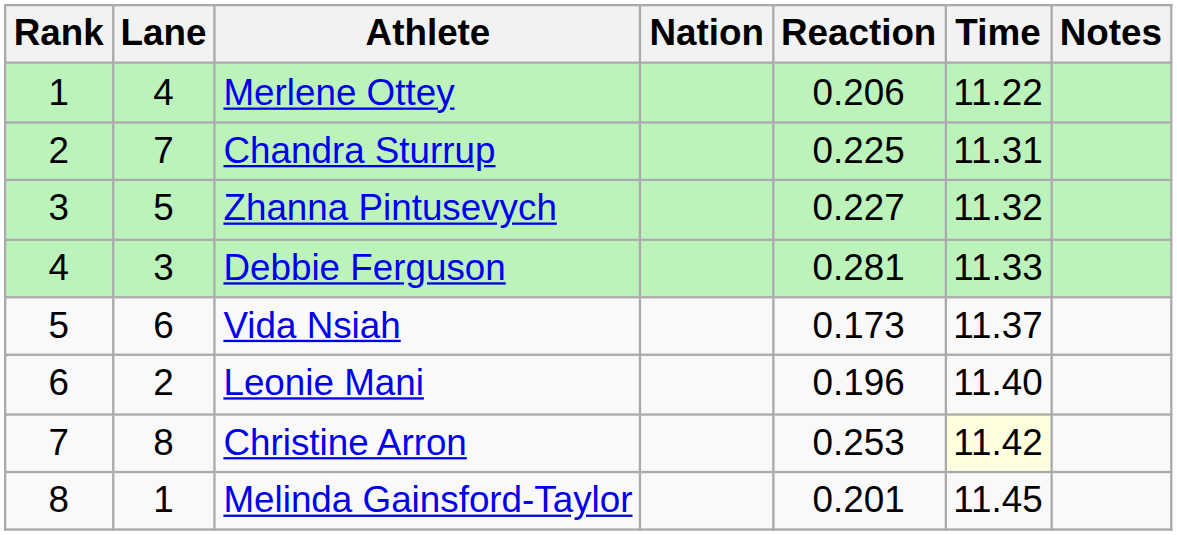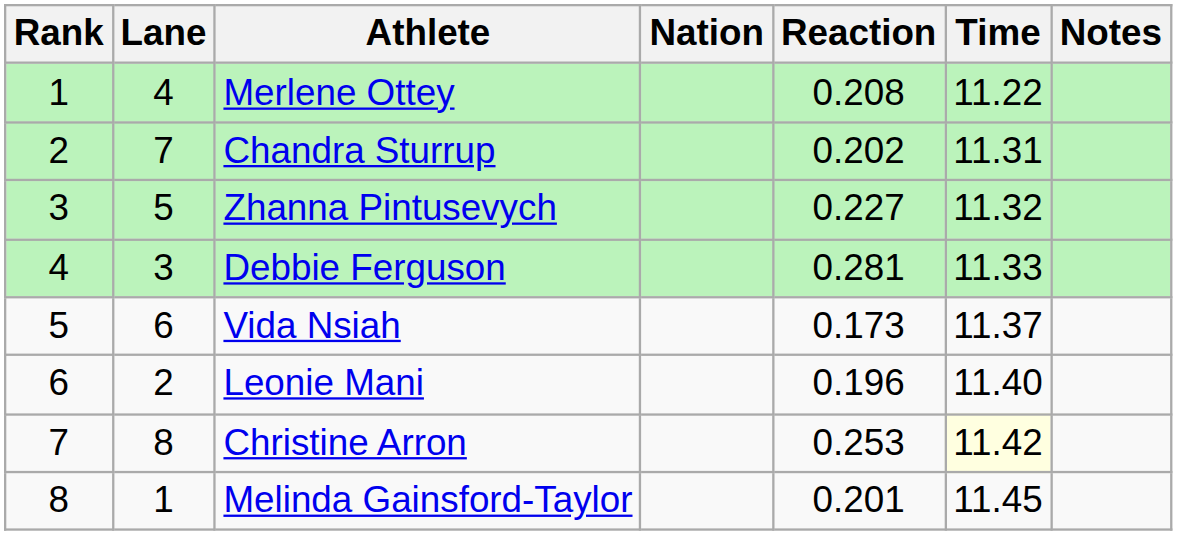(859, 92) 0.206 -> (859, 92) 0.208
(859, 150) 0.225 -> (859, 150) 0.202
